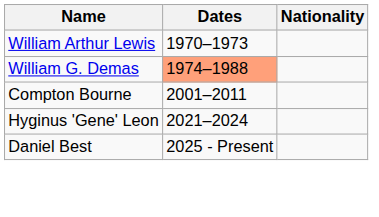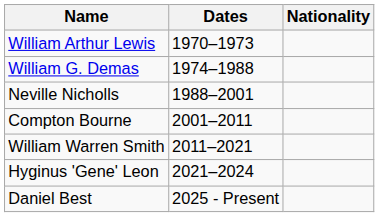(207, 69) lightsalmon background -> (213, 69) no background
+ row: (64, 95)
+ row: (86, 146)
